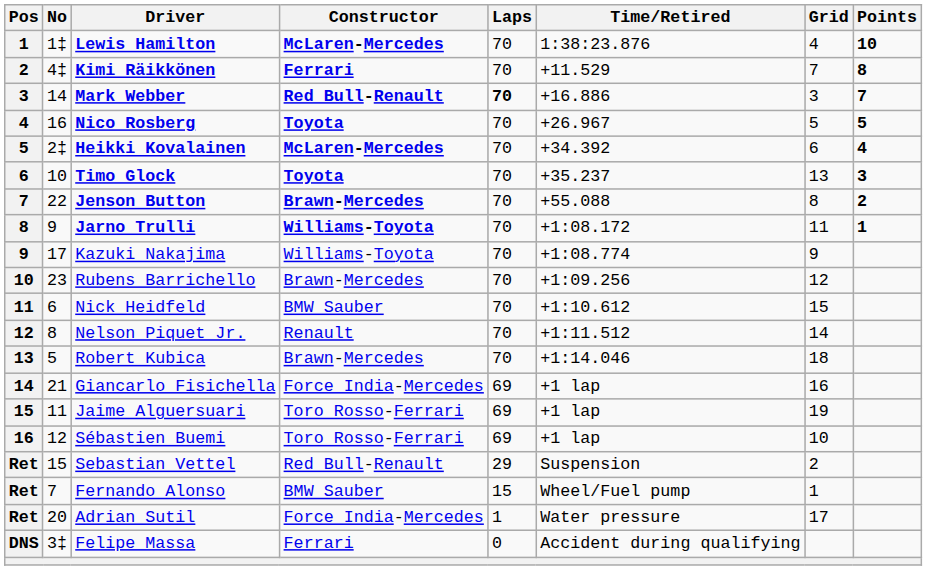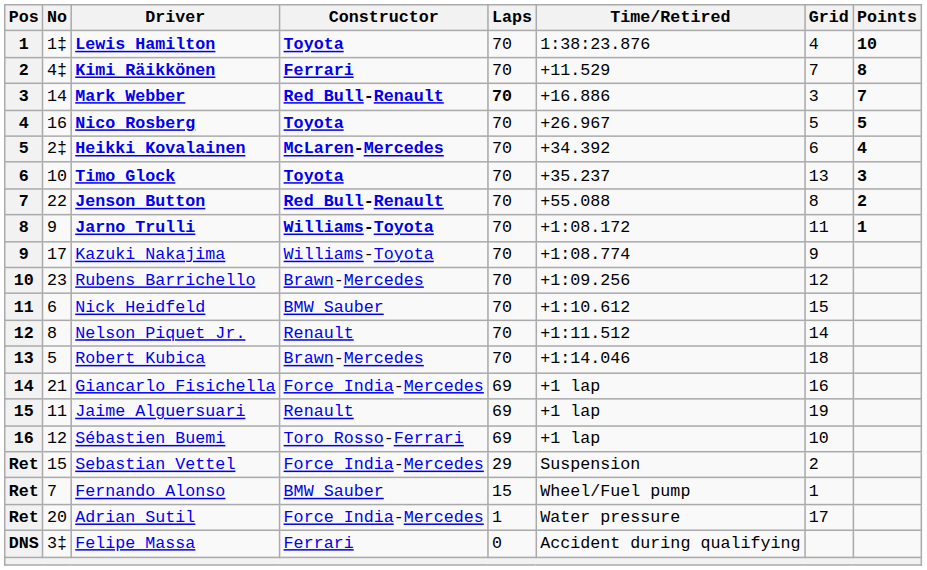(364, 44) McLaren-Mercedes -> (314, 44) Toyota
(354, 202) Brawn-Mercedes -> (364, 202) Red Bull-Renault
(374, 412) Toro Rosso-Ferrari -> (319, 412) Renault
(364, 465) Red Bull-Renault -> (384, 465) Force India-Mercedes
